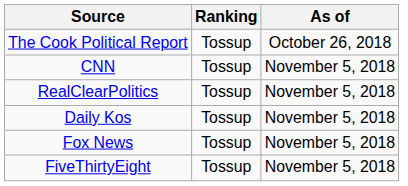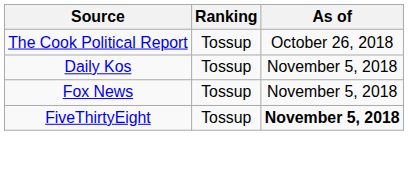- row: (98, 67)
- row: (98, 92)
(330, 167) normal -> (332, 117) bold
